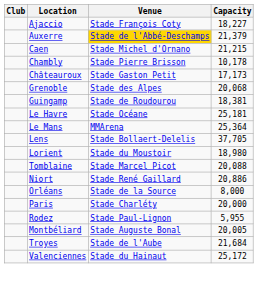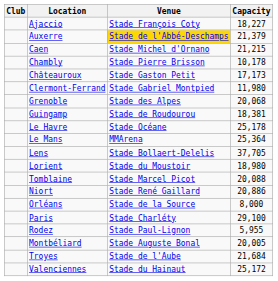+ row: (67, 88)
(232, 114) 25,181 -> (251, 127) 25,178
(232, 205) 20,000 -> (251, 218) 29,100
